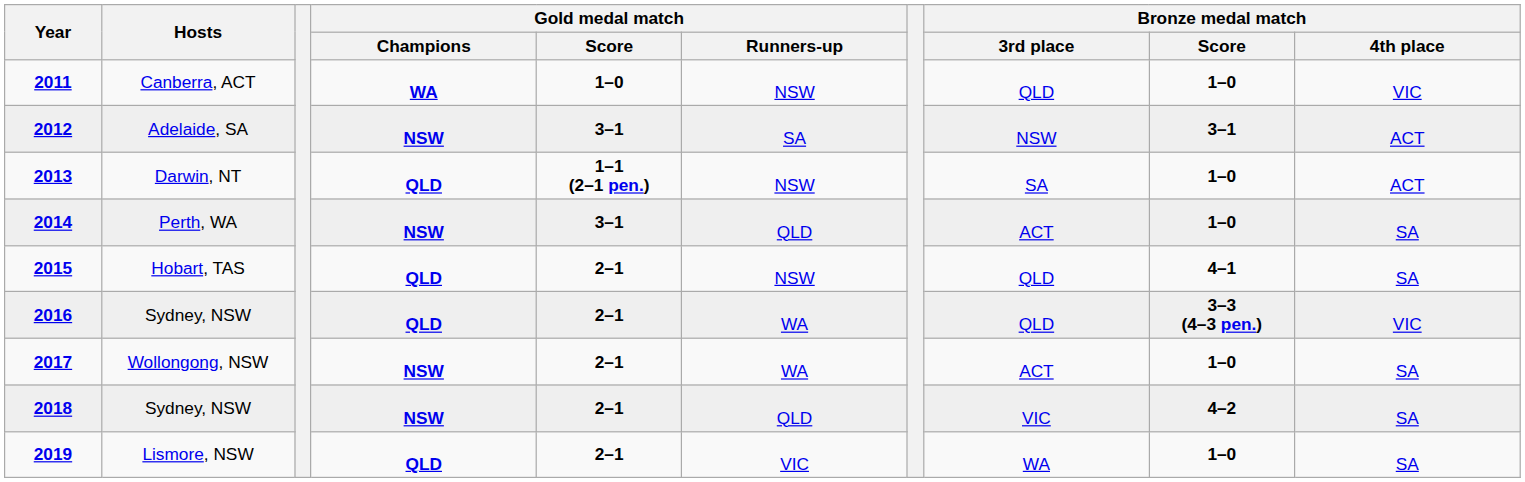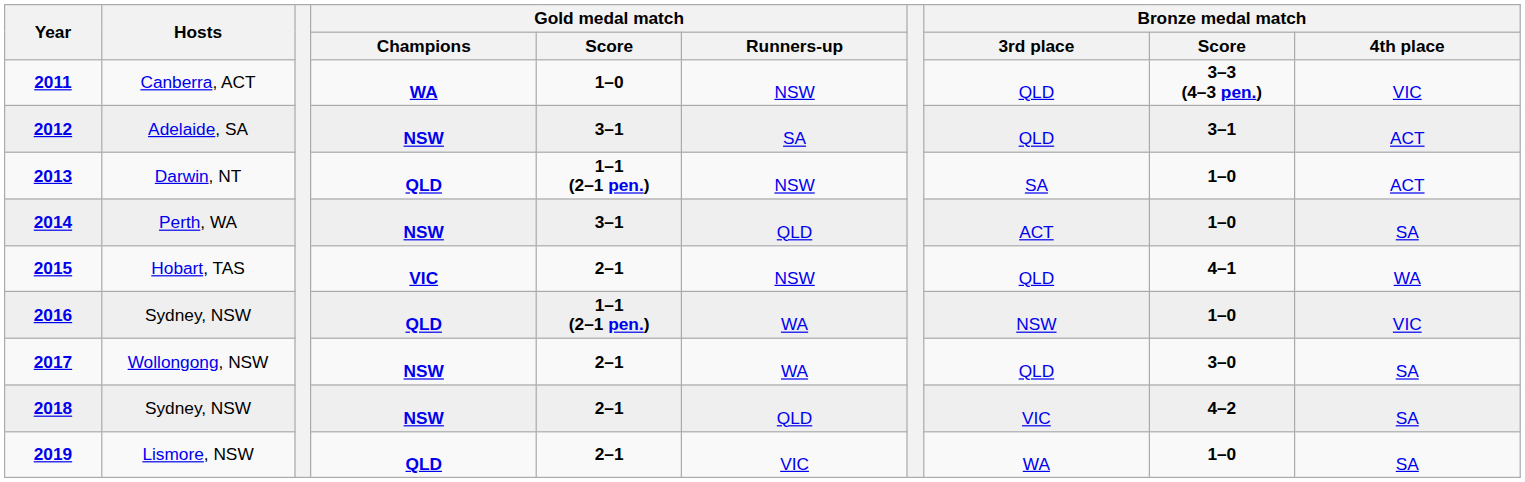(1222, 83) 1–0 -> (1222, 83) 3–3 (4–3 pen.)
(1036, 139) NSW -> (1036, 139) QLD
(424, 278) QLD -> (424, 278) VIC
(1407, 278) SA -> (1407, 278) WA
(609, 315) 2–1 -> (609, 315) 1–1 (2–1 pen.)
(1036, 325) QLD -> (1036, 325) NSW
(1222, 315) 3–3 (4–3 pen.) -> (1222, 315) 1–0
(1036, 371) ACT -> (1036, 371) QLD
(1222, 362) 1–0 -> (1222, 362) 3–0
